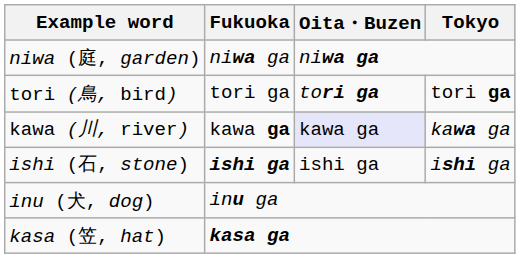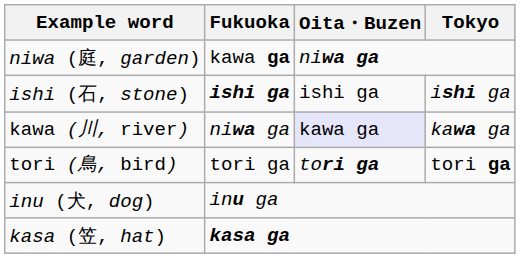(250, 58) niwa ga -> (250, 58) kawa ga
rows swapped: (93, 94) <-> (99, 165)
(250, 129) kawa ga -> (250, 129) niwa ga
